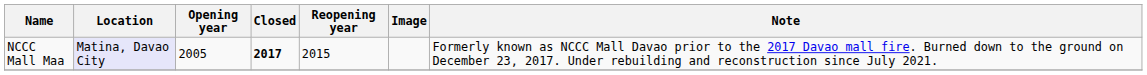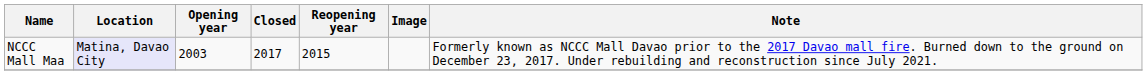(193, 54) 2005 -> (193, 54) 2003
(268, 54) bold -> (268, 54) normal
